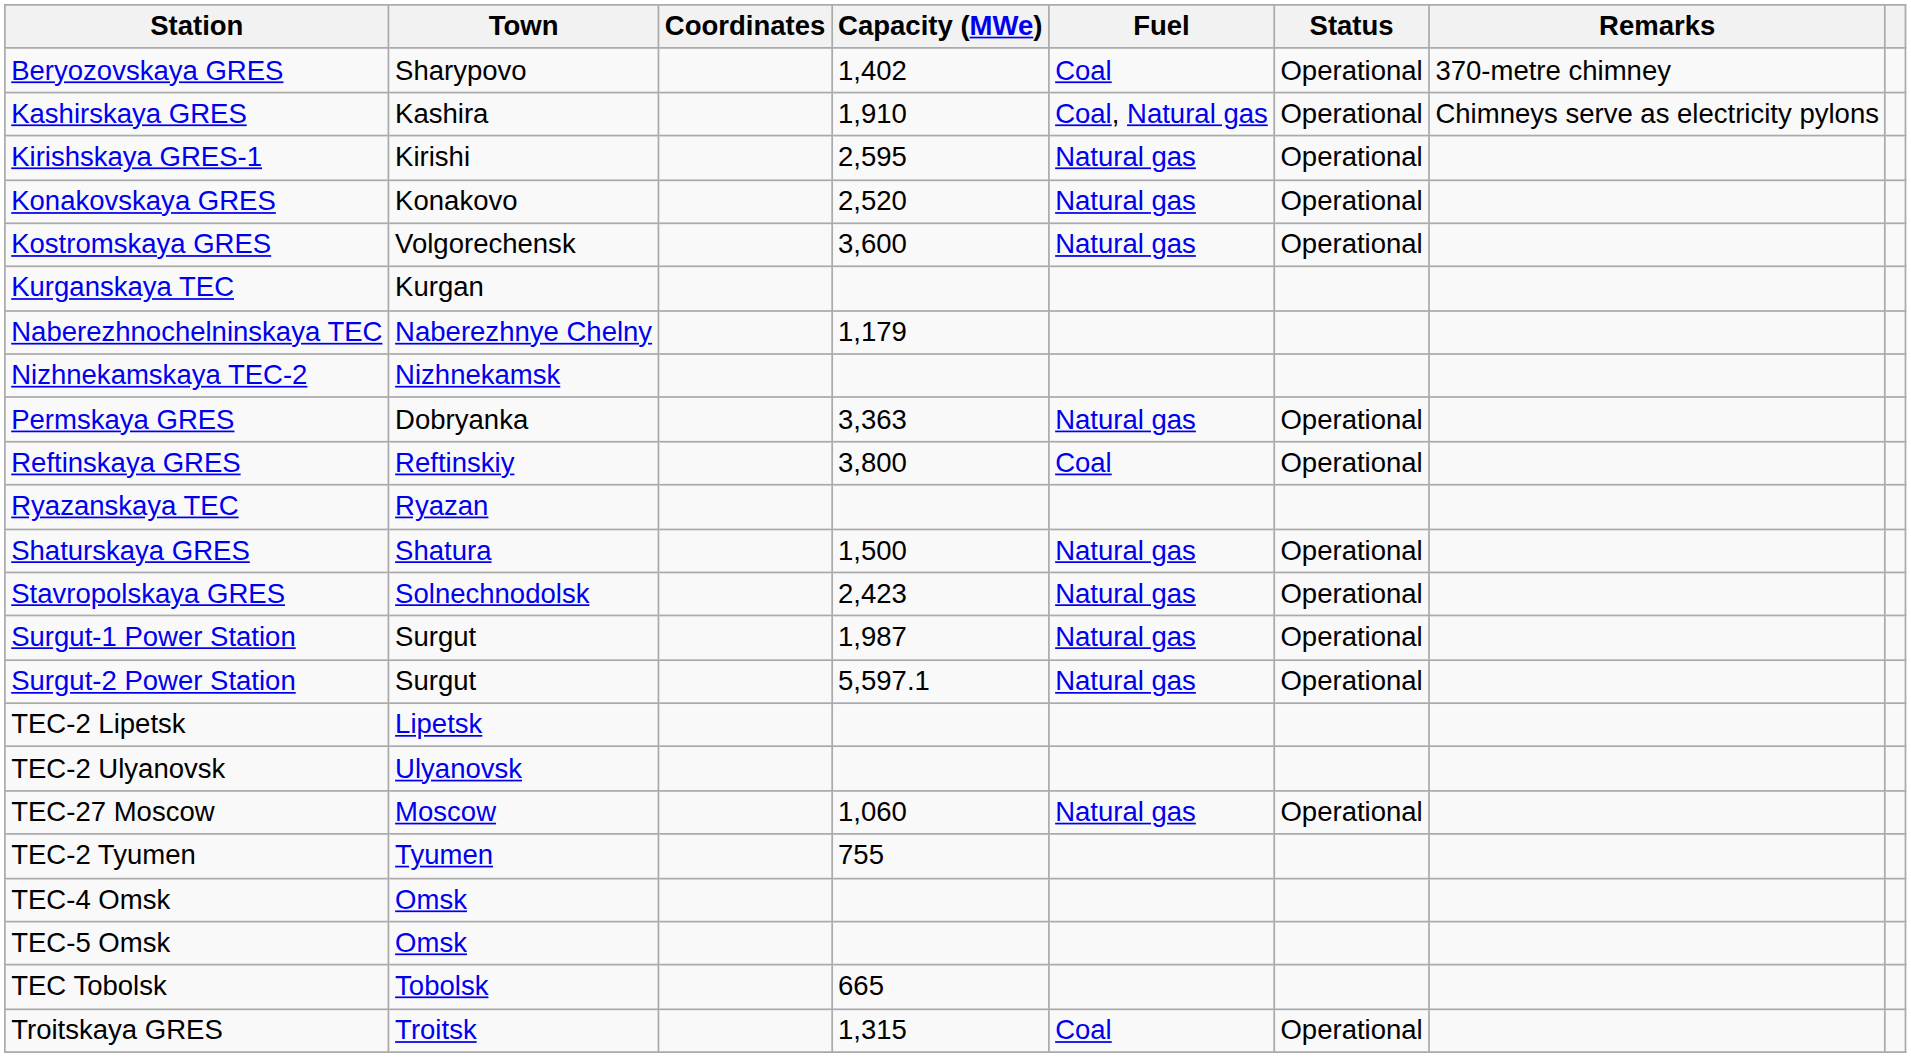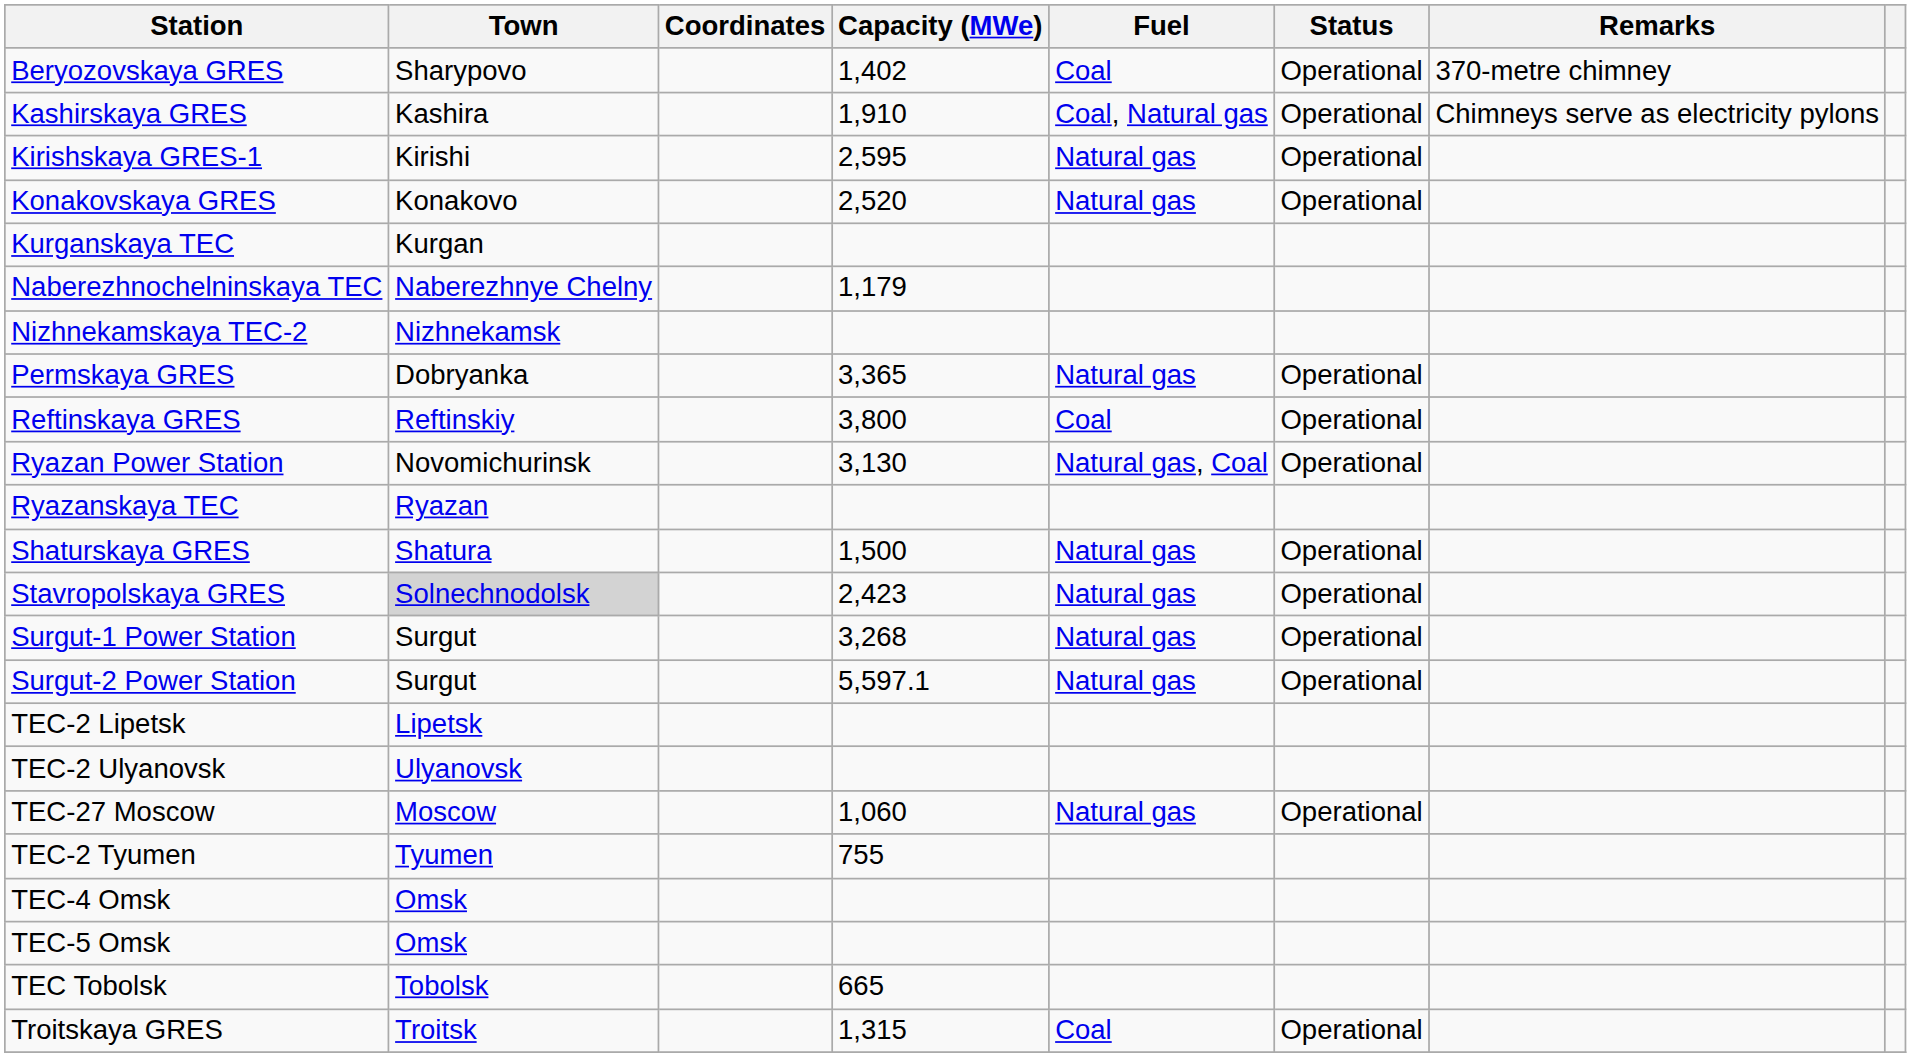- row: (141, 244)
(872, 419) 3,363 -> (872, 375) 3,365
+ row: (147, 462)
(492, 593) no background -> (492, 593) lightgrey background
(872, 637) 1,987 -> (872, 637) 3,268
